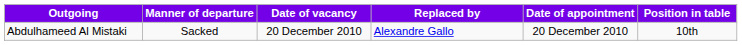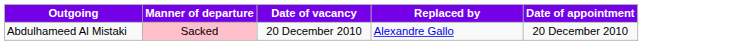- column: (687, 14)
(199, 31) no background -> (199, 31) pink background
